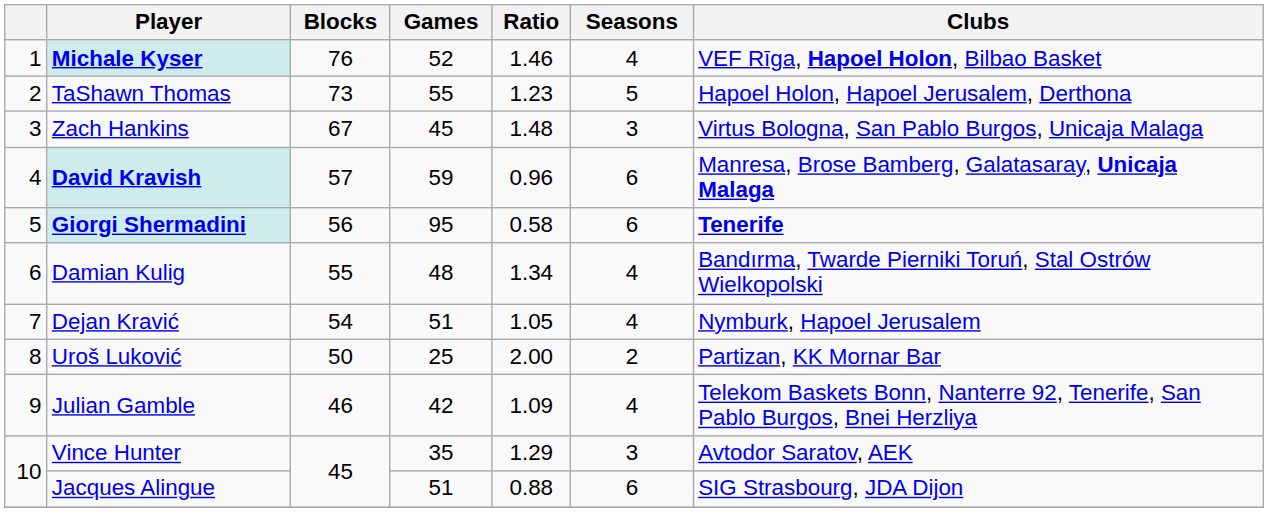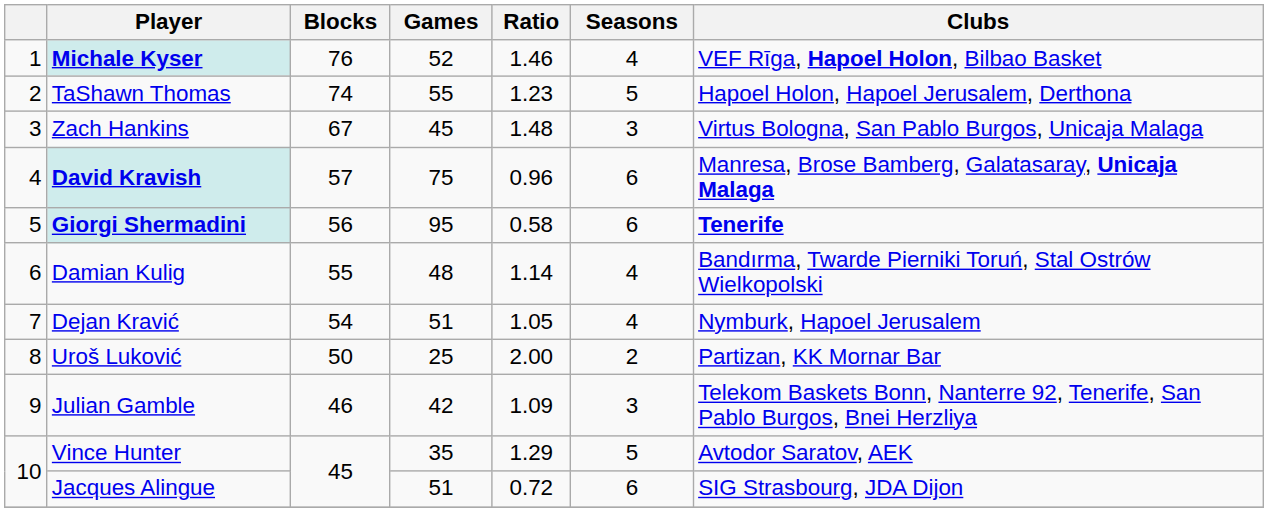(340, 93) 73 -> (340, 93) 74
(441, 176) 59 -> (441, 176) 75
(531, 273) 1.34 -> (531, 273) 1.14
(632, 404) 4 -> (632, 404) 3
(632, 453) 3 -> (632, 453) 5
(531, 488) 0.88 -> (531, 488) 0.72
